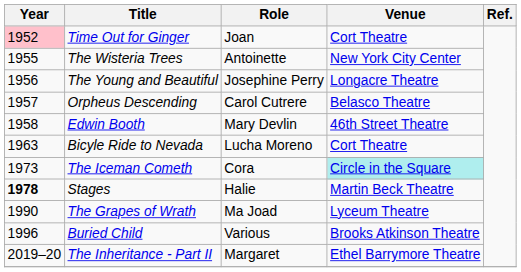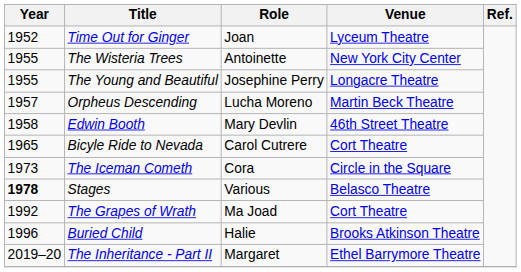(23, 37) pink background -> (23, 37) no background
(369, 37) Cort Theatre -> (379, 37) Lyceum Theatre
(23, 80) 1956 -> (23, 80) 1955
(266, 102) Carol Cutrere -> (268, 102) Lucha Moreno
(380, 102) Belasco Theatre -> (392, 102) Martin Beck Theatre
(23, 146) 1963 -> (23, 146) 1965
(268, 146) Lucha Moreno -> (266, 146) Carol Cutrere
(391, 168) paleturquoise background -> (391, 168) no background
(240, 189) Halie -> (247, 189) Various
(392, 189) Martin Beck Theatre -> (380, 189) Belasco Theatre
(23, 211) 1990 -> (23, 211) 1992
(379, 211) Lyceum Theatre -> (369, 211) Cort Theatre
(247, 233) Various -> (240, 233) Halie
